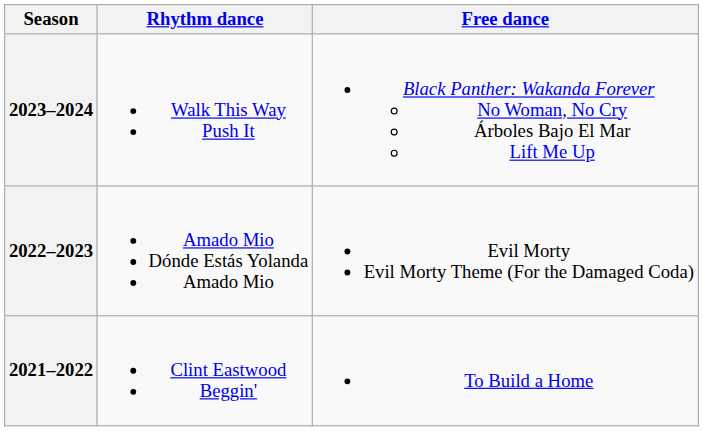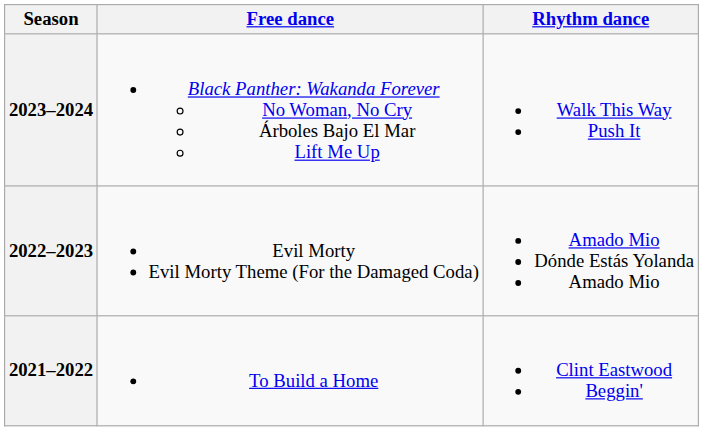columns swapped: (205, 19) <-> (505, 19)
